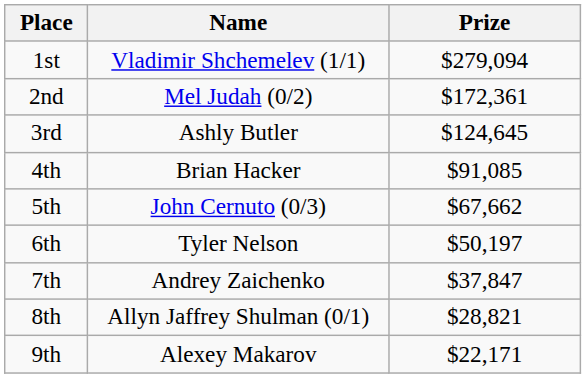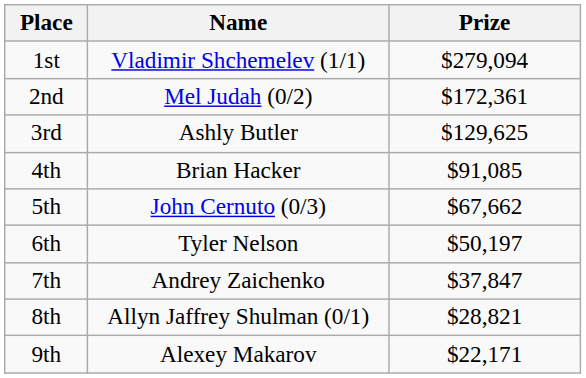(485, 133) $124,645 -> (485, 133) $129,625
